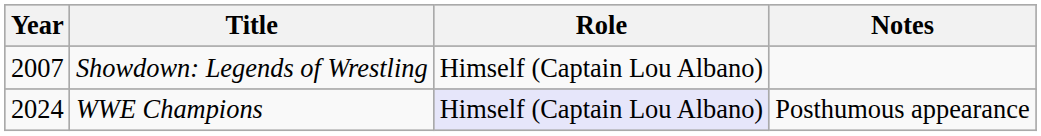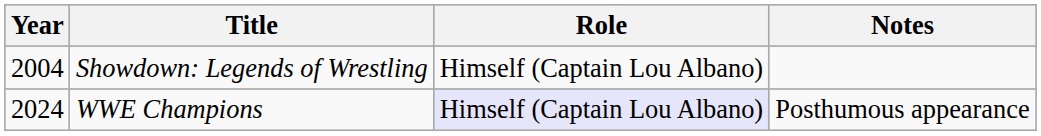(37, 67) 2007 -> (37, 67) 2004
